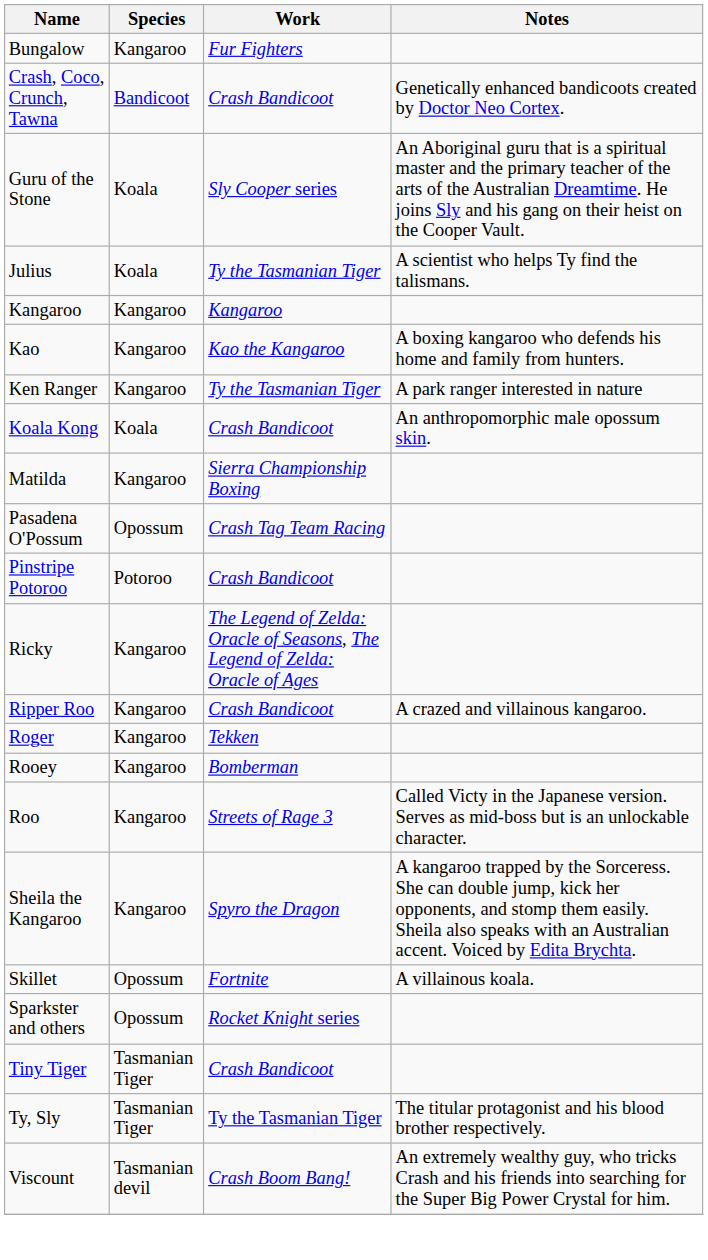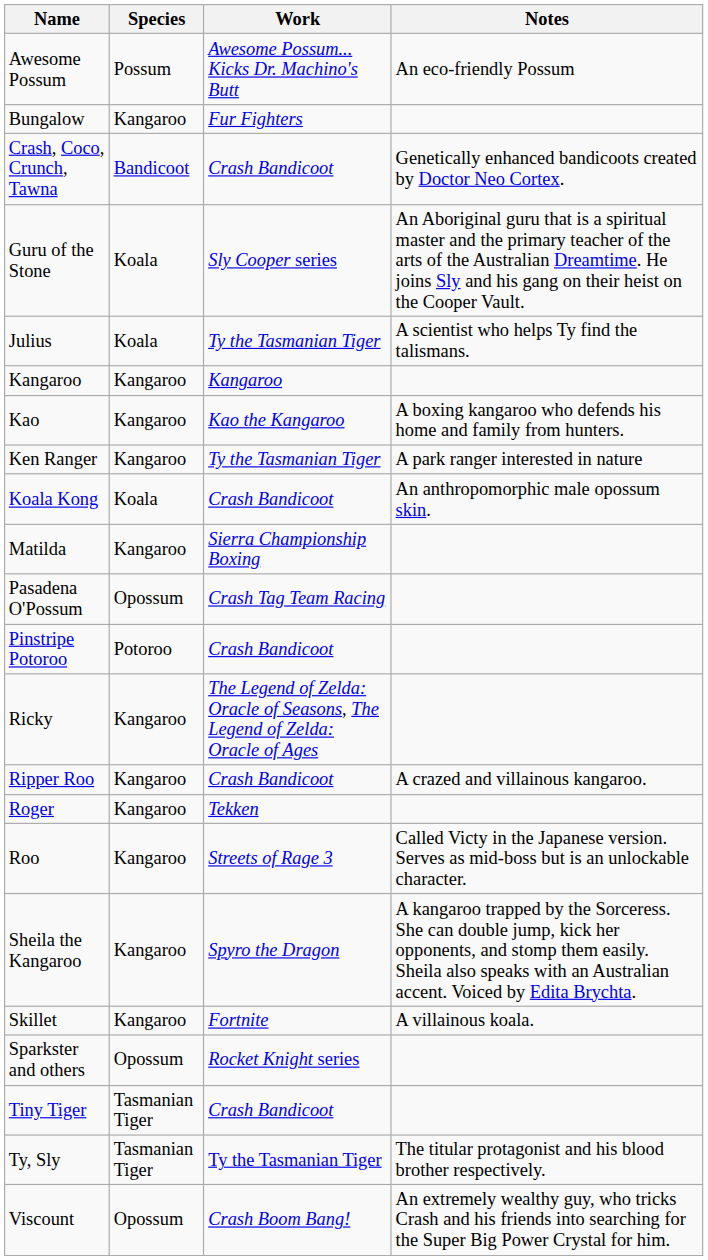+ row: (45, 68)
- row: (33, 767)
(148, 979) Opossum -> (150, 1020) Kangaroo
(153, 1178) Tasmanian devil -> (148, 1219) Opossum
